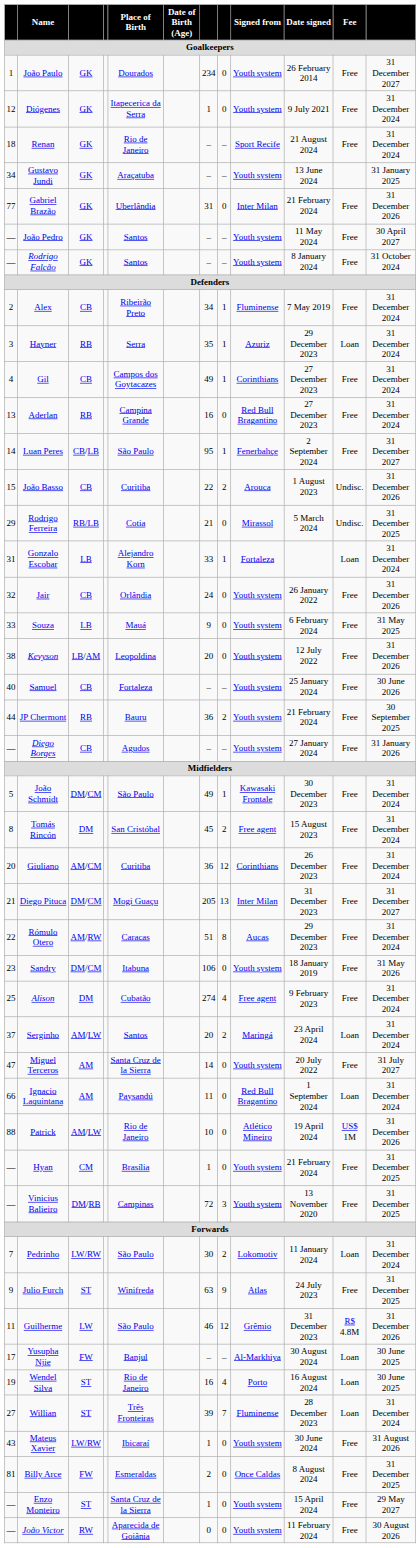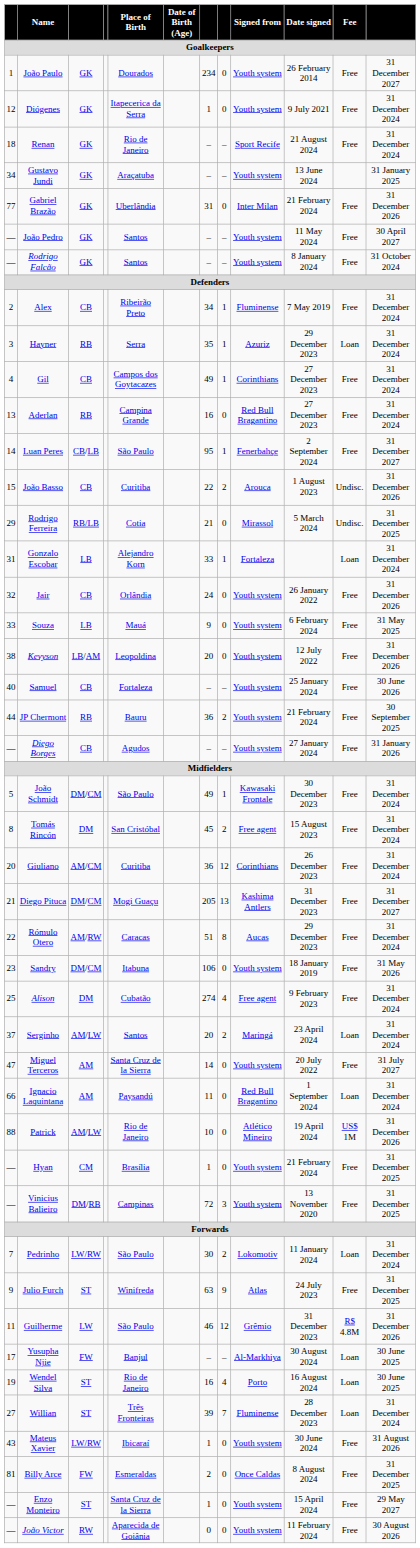(257, 901) Inter Milan -> (257, 901) Kashima Antlers
